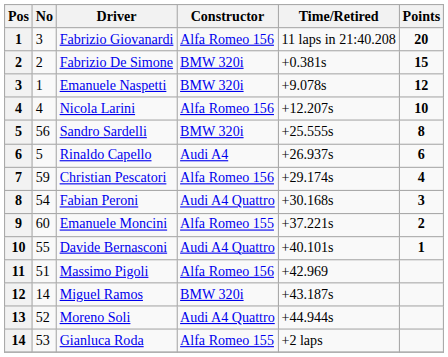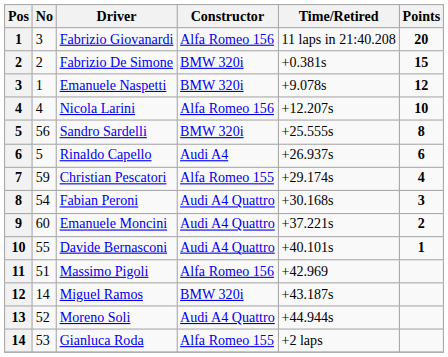(227, 178) Alfa Romeo 156 -> (227, 178) Alfa Romeo 155
(227, 224) Alfa Romeo 155 -> (227, 224) Audi A4 Quattro
